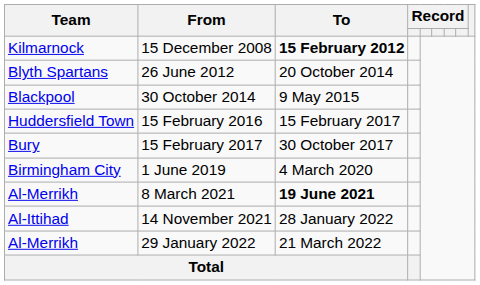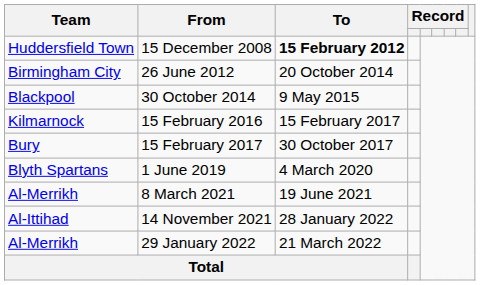(46, 48) Kilmarnock -> (71, 48) Huddersfield Town
(58, 72) Blyth Spartans -> (64, 72) Birmingham City
(71, 121) Huddersfield Town -> (46, 121) Kilmarnock
(64, 169) Birmingham City -> (58, 169) Blyth Spartans
(327, 194) bold -> (325, 194) normal
